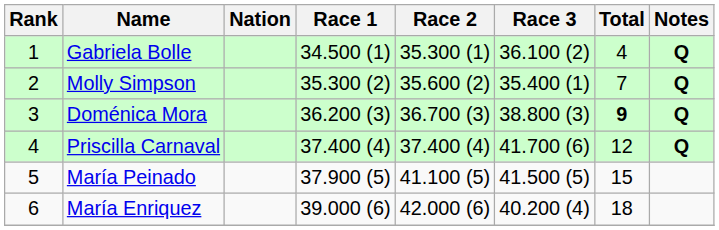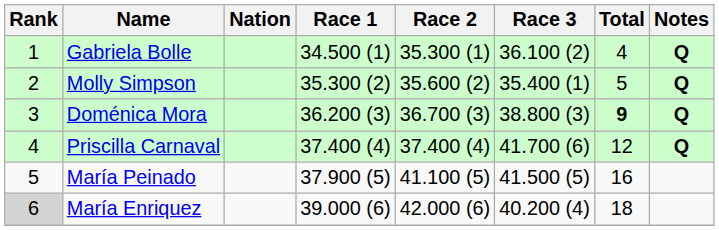(622, 83) 7 -> (622, 83) 5
(622, 177) 15 -> (622, 177) 16
(33, 209) no background -> (33, 209) lightgrey background
